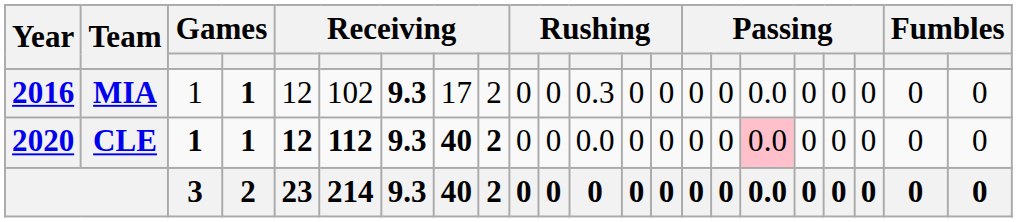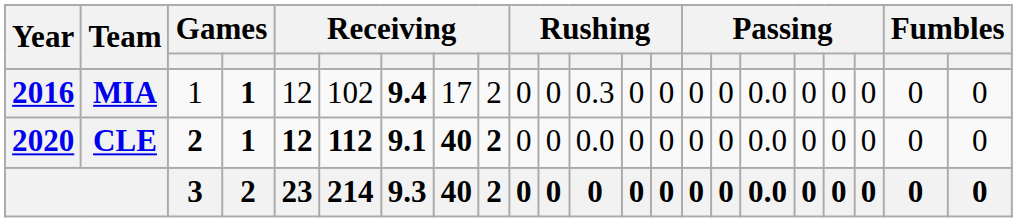(407, 92) 9.3 -> (407, 92) 9.4
(195, 141) 1 -> (195, 141) 2
(407, 141) 9.3 -> (407, 141) 9.1
(768, 141) pink background -> (768, 141) no background
